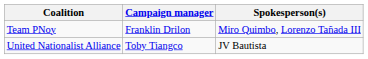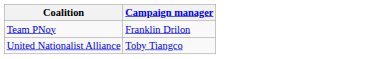- column: (290, 12)
